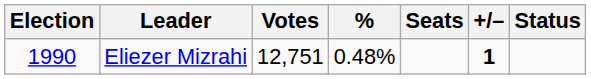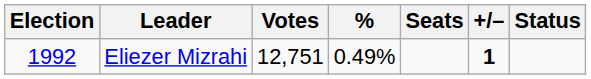(52, 56) 1990 -> (52, 56) 1992
(365, 56) 0.48% -> (365, 56) 0.49%
